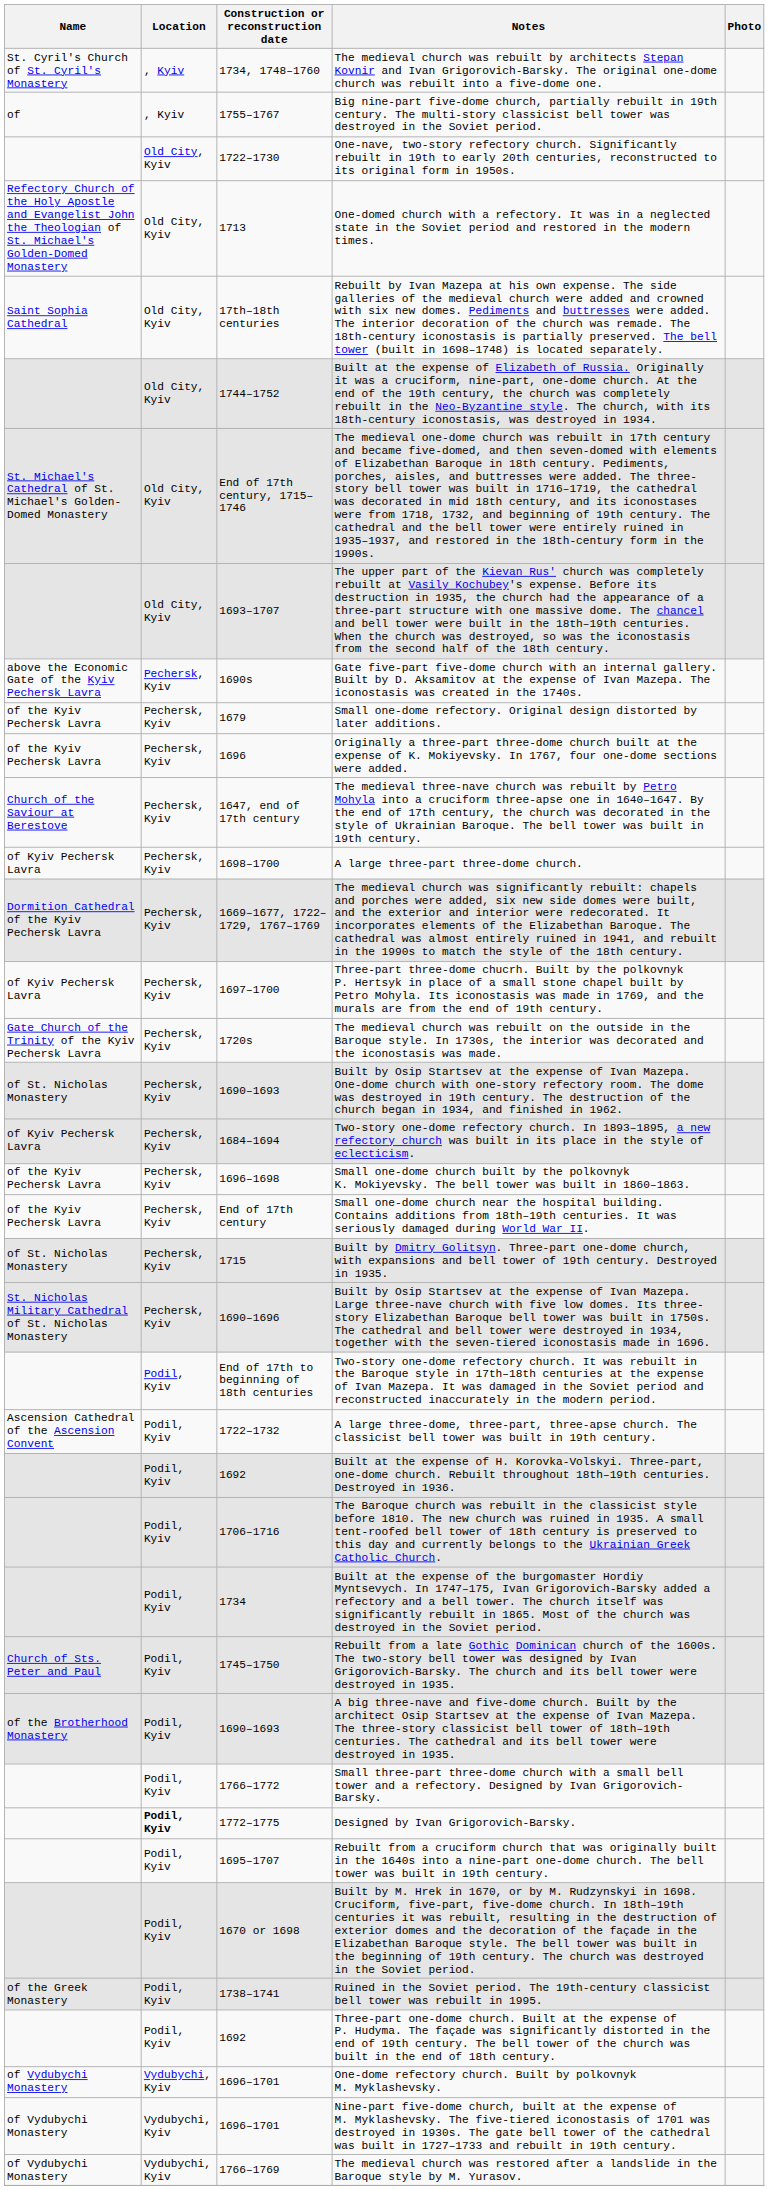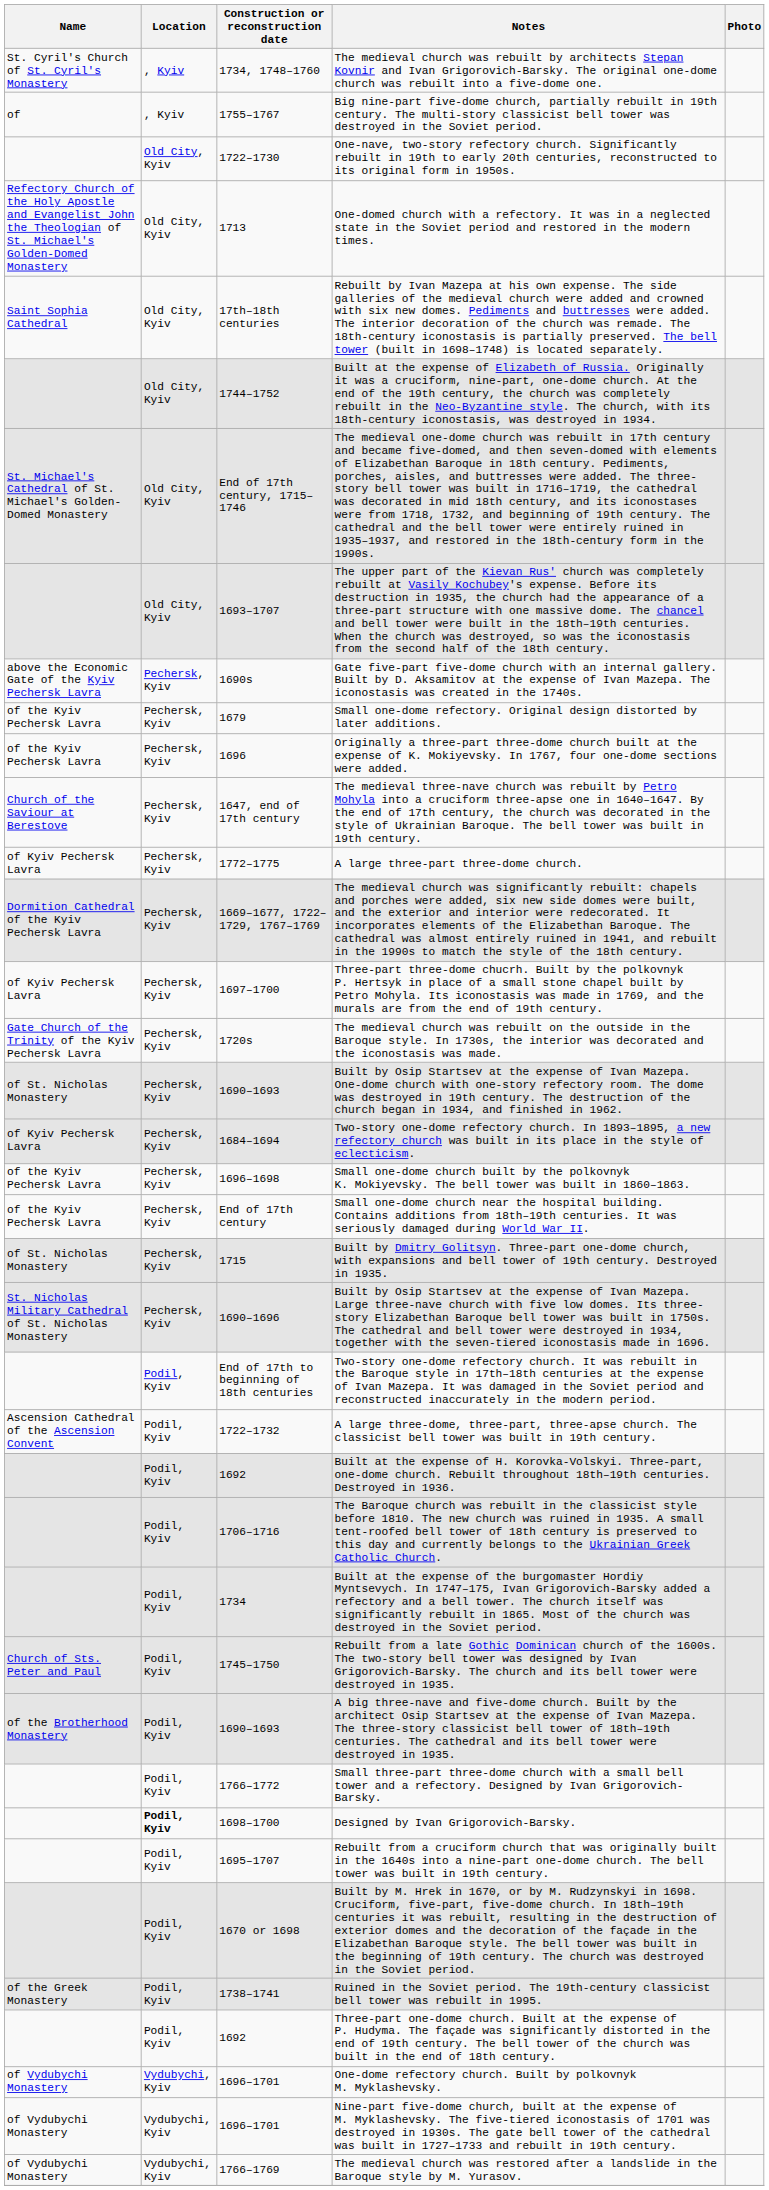(249, 863) 1698–1700 -> (249, 863) 1772–1775
(249, 1823) 1772–1775 -> (249, 1823) 1698–1700
